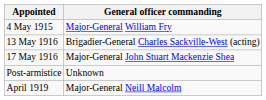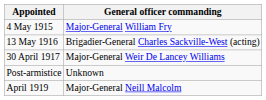- row: (32, 57)
+ row: (33, 57)
